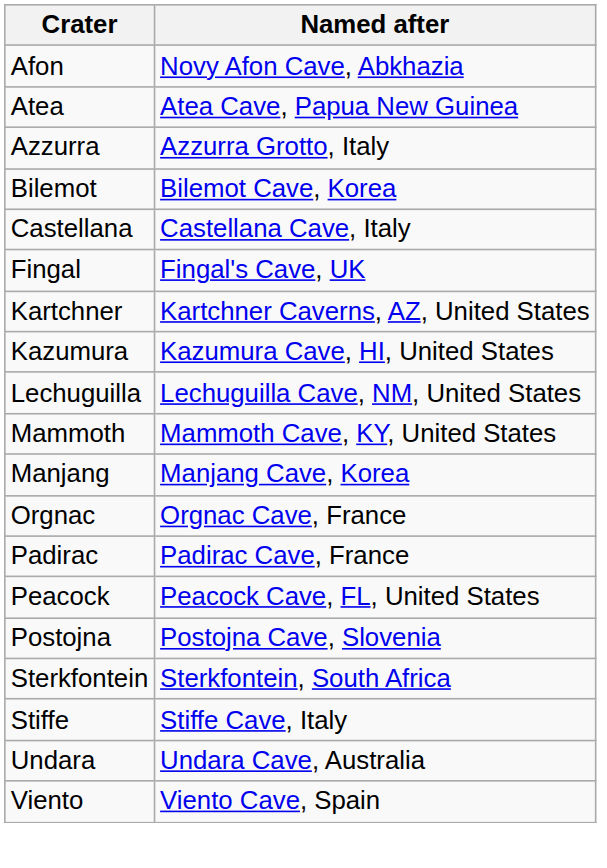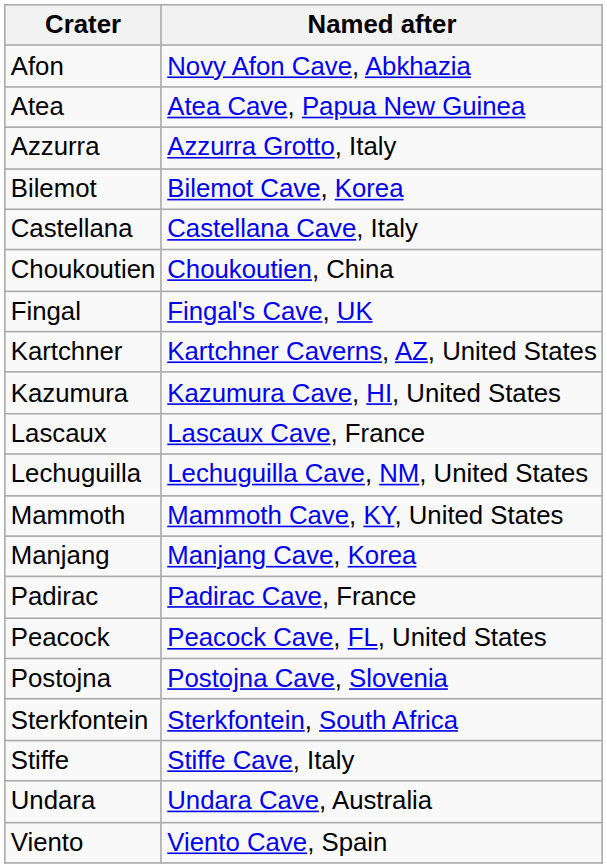+ row: (83, 270)
+ row: (59, 433)
- row: (53, 515)
